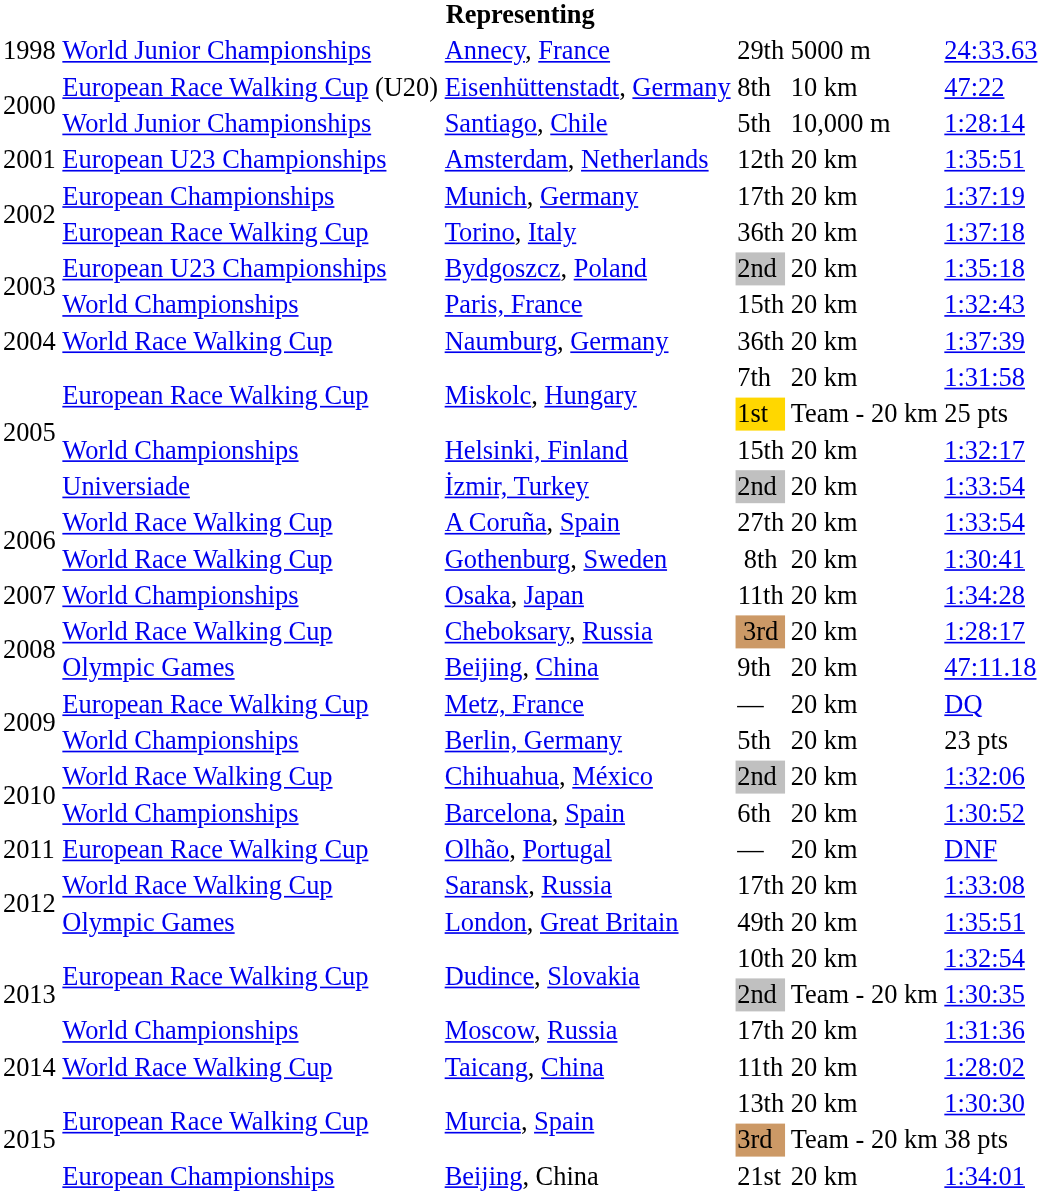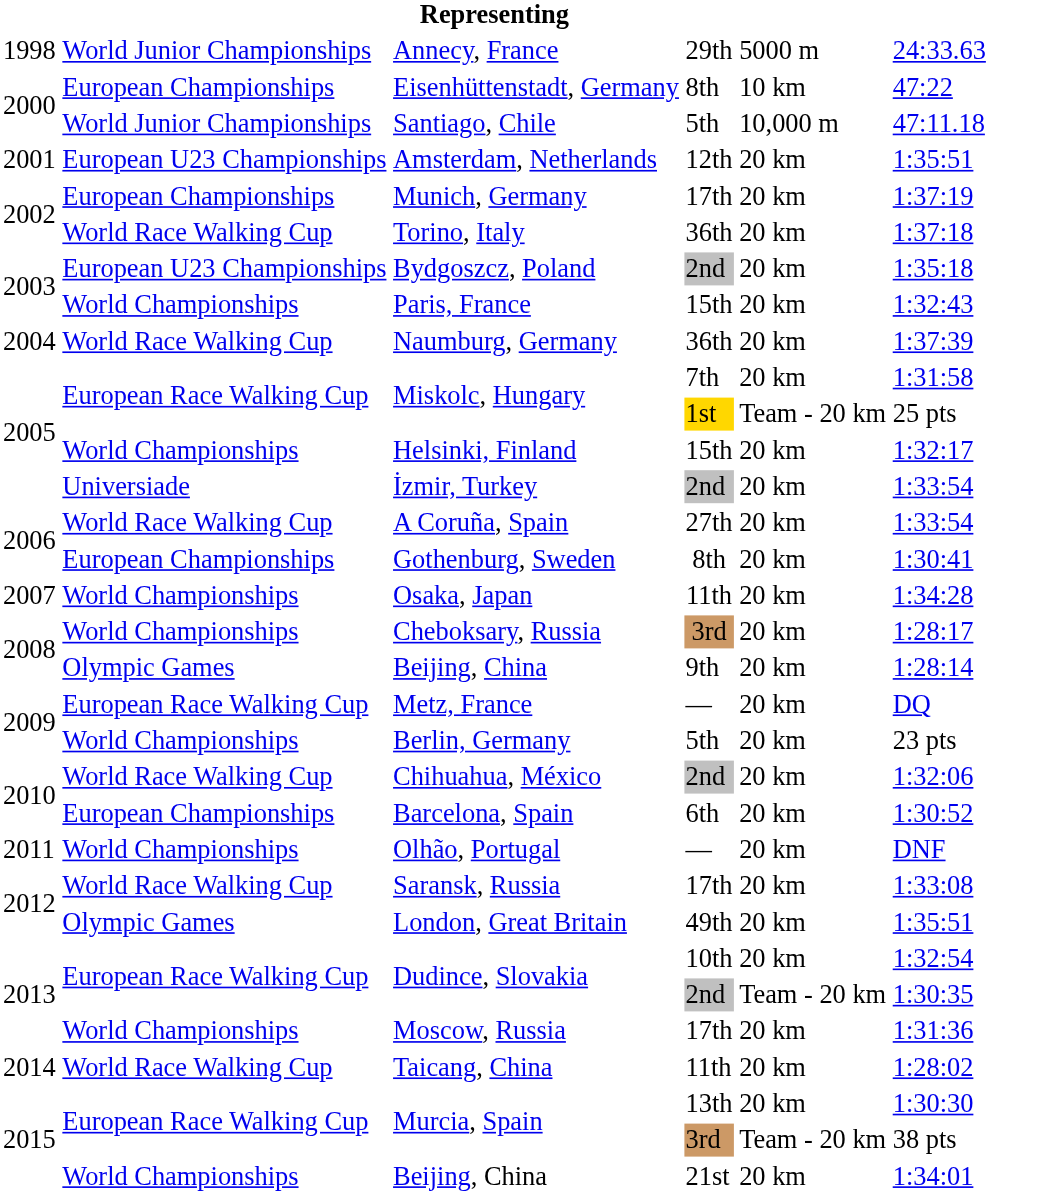(250, 87) European Race Walking Cup (U20) -> (198, 87) European Championships
(985, 123) 1:28:14 -> (939, 123) 47:11.18
(215, 232) European Race Walking Cup -> (197, 232) World Race Walking Cup
(197, 558) World Race Walking Cup -> (198, 558) European Championships
(197, 631) World Race Walking Cup -> (180, 631) World Championships
(990, 667) 47:11.18 -> (933, 667) 1:28:14
(180, 813) World Championships -> (198, 813) European Championships
(215, 849) European Race Walking Cup -> (180, 849) World Championships
(198, 1176) European Championships -> (180, 1176) World Championships
